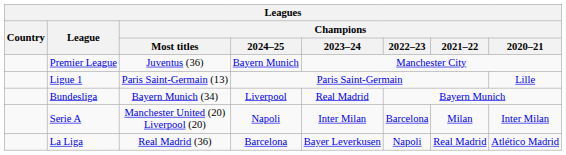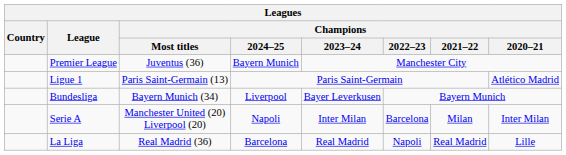(525, 79) Lille -> (525, 79) Atlético Madrid
(342, 96) Real Madrid -> (342, 96) Bayer Leverkusen
(342, 141) Bayer Leverkusen -> (342, 141) Real Madrid
(525, 141) Atlético Madrid -> (525, 141) Lille
